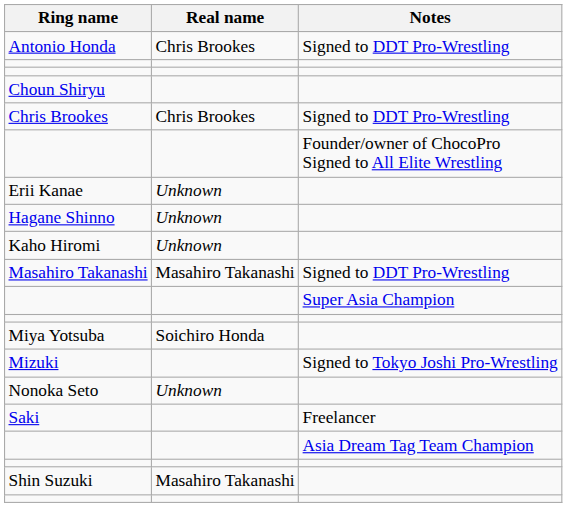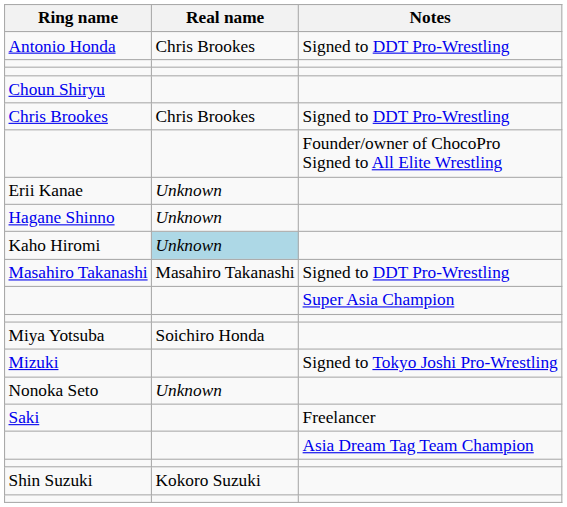(189, 245) no background -> (189, 245) lightblue background
(225, 480) Masahiro Takanashi -> (208, 480) Kokoro Suzuki
